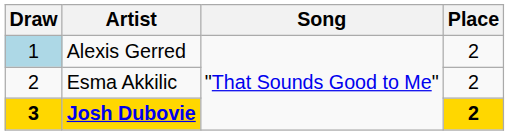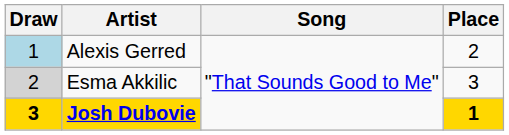(34, 82) no background -> (34, 82) lightgrey background
(473, 82) 2 -> (473, 82) 3
(473, 113) 2 -> (473, 113) 1
